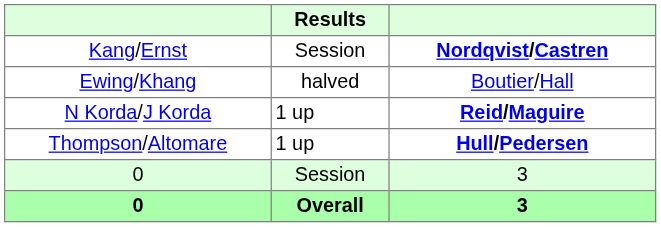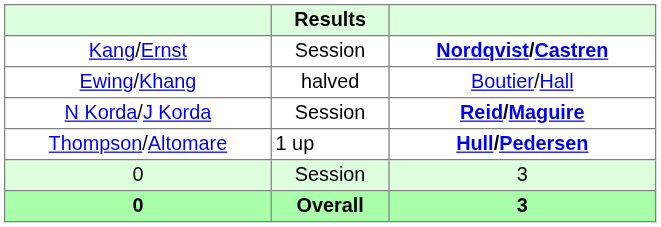(295, 112) 1 up -> (330, 112) Session
